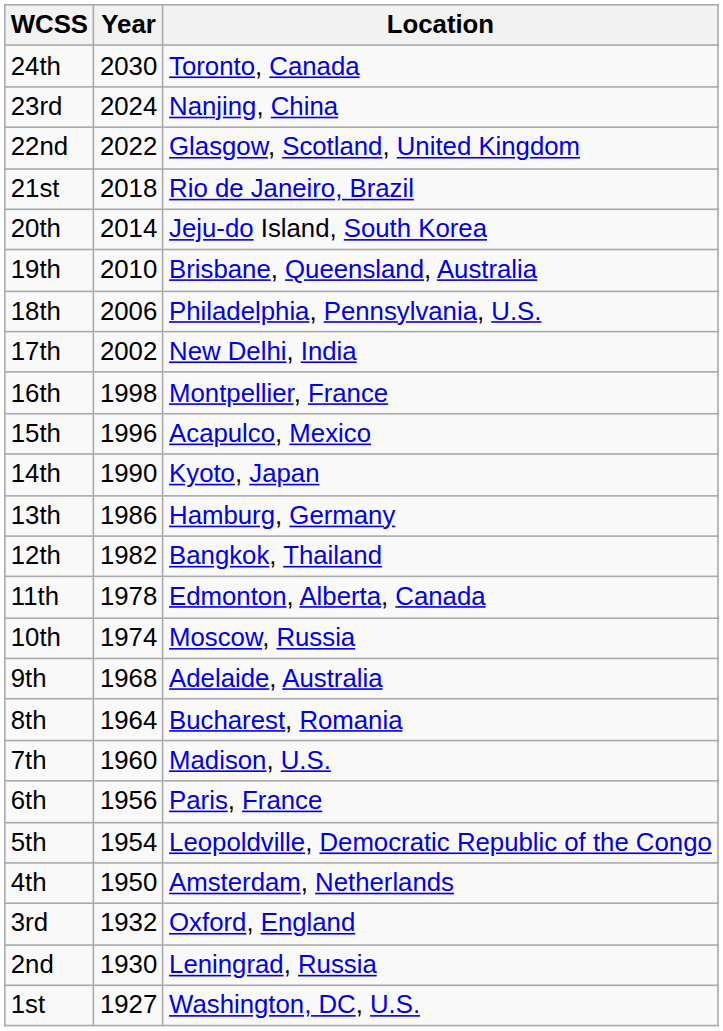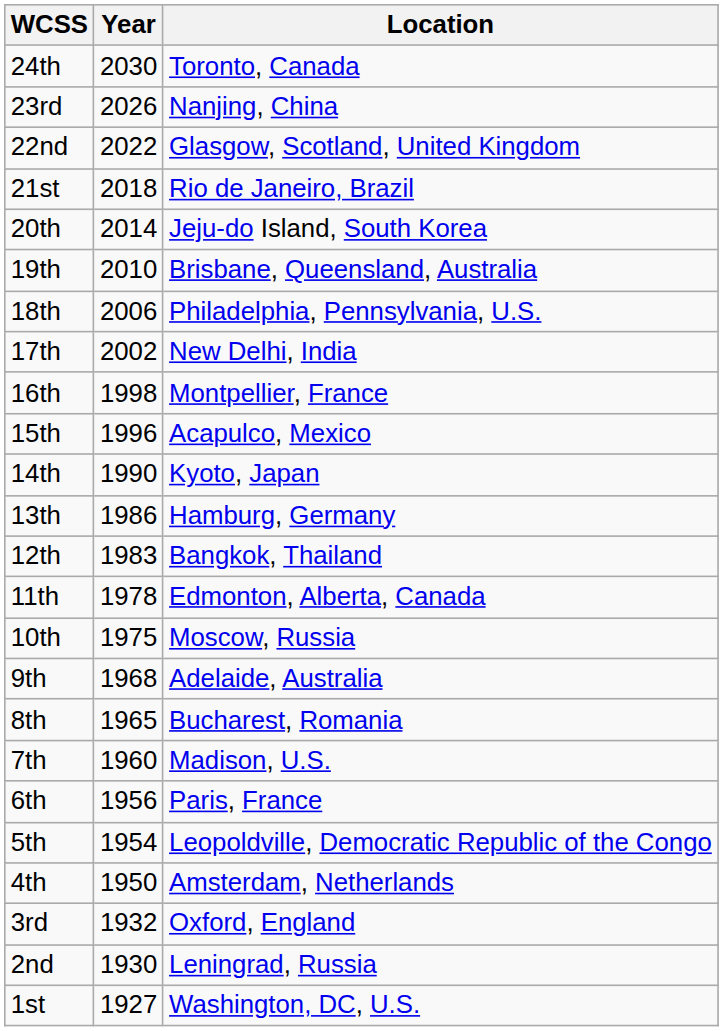(129, 106) 2024 -> (129, 106) 2026
(129, 556) 1982 -> (129, 556) 1983
(129, 637) 1974 -> (129, 637) 1975
(129, 719) 1964 -> (129, 719) 1965
